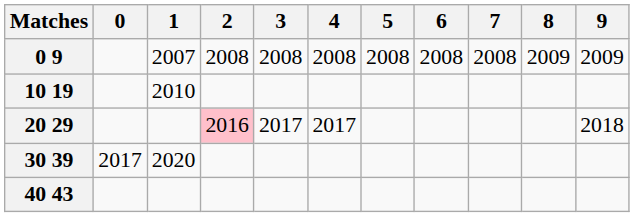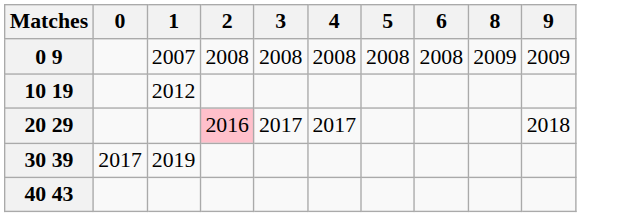- column: (495, 21)
(174, 90) 2010 -> (174, 90) 2012
(174, 159) 2020 -> (174, 159) 2019
